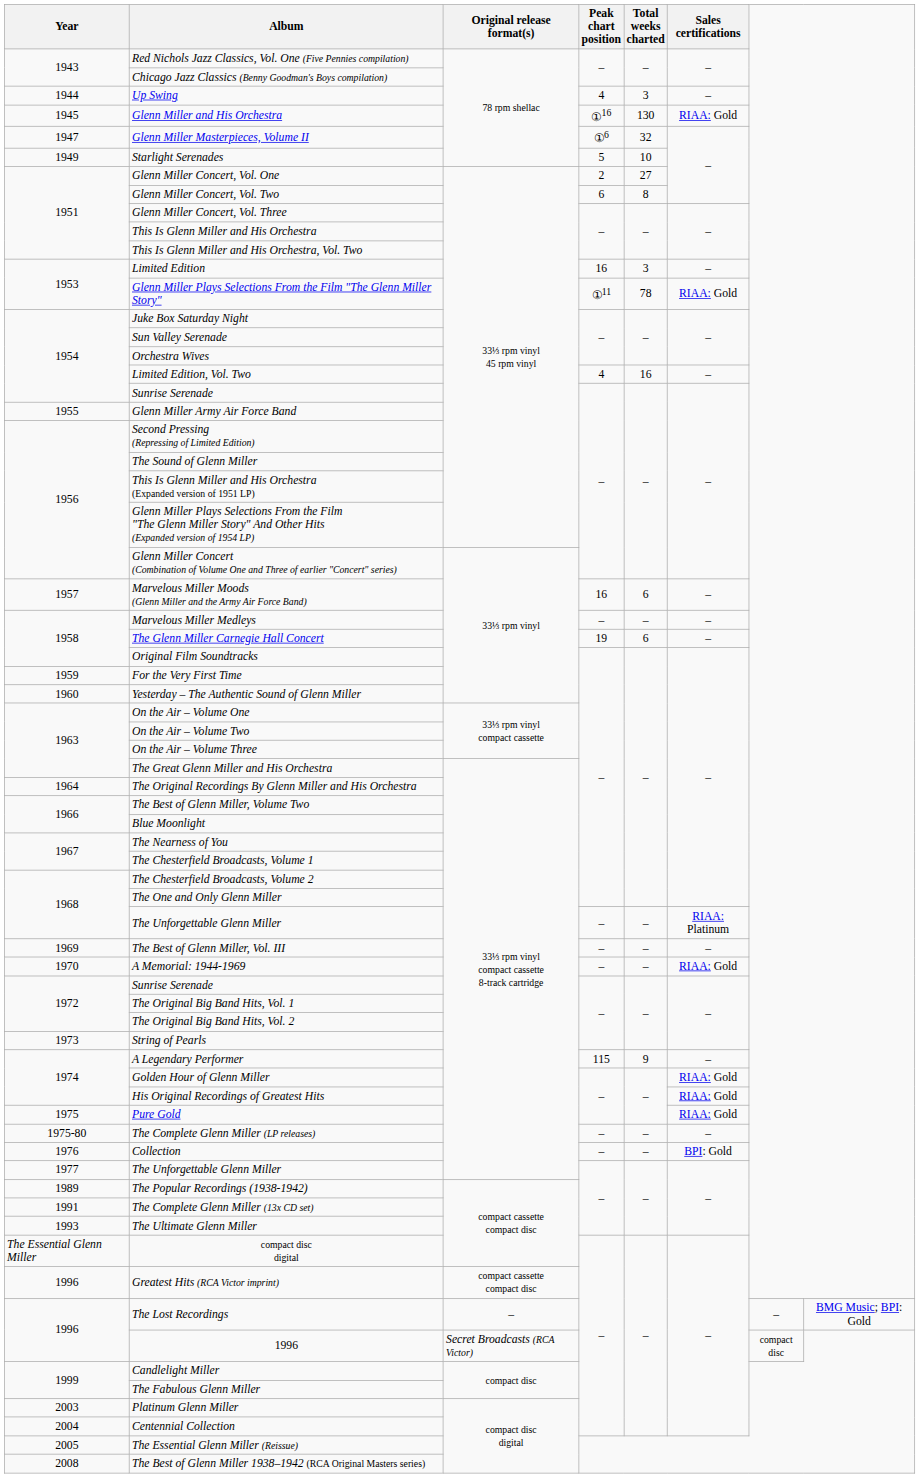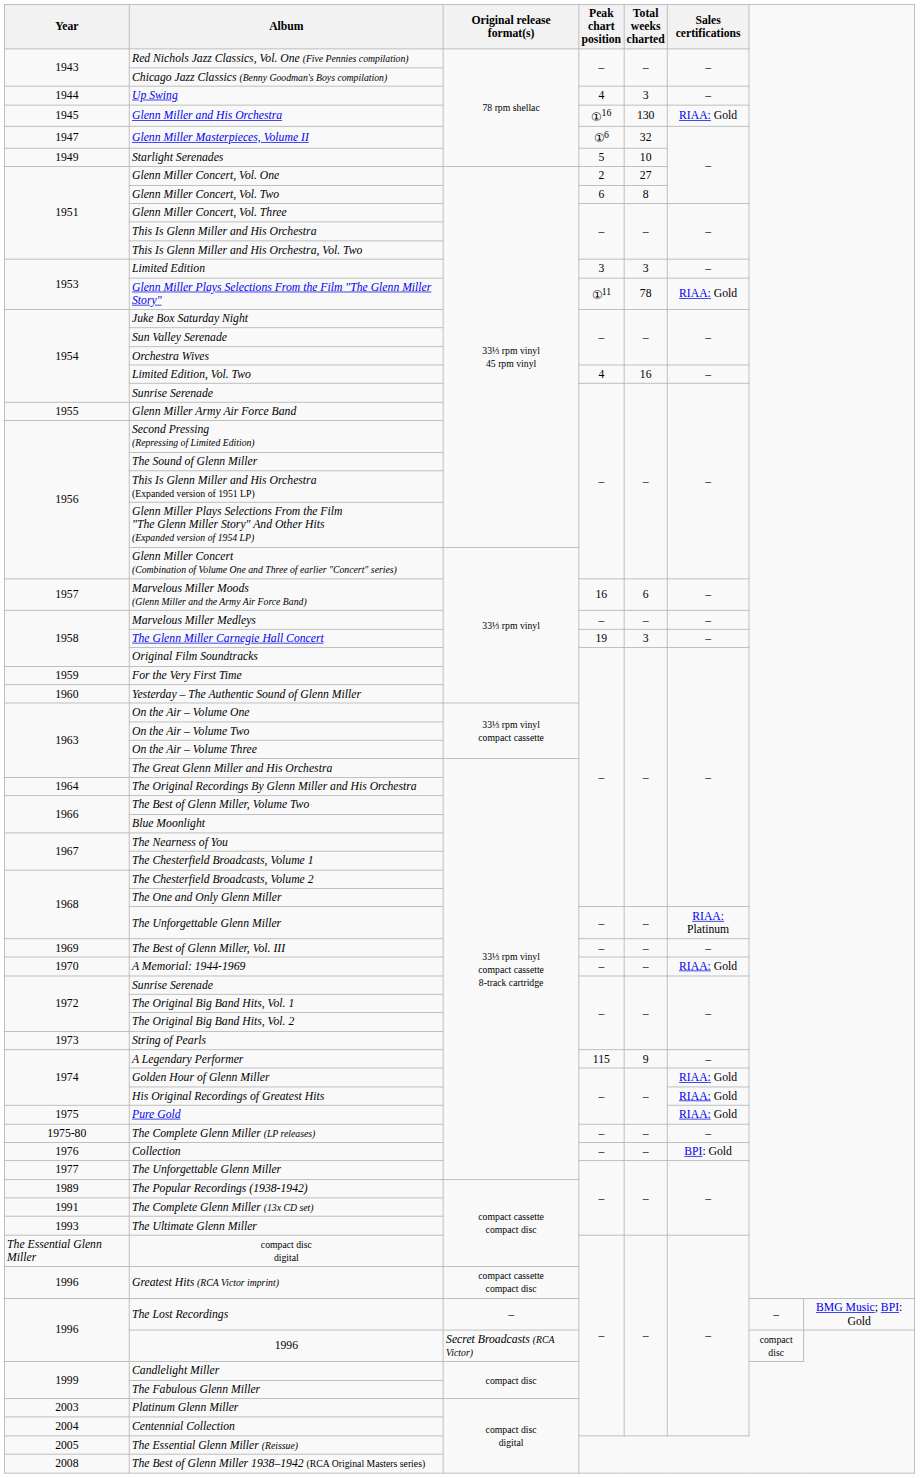(601, 268) 16 -> (601, 268) 3
(646, 638) 6 -> (646, 638) 3
